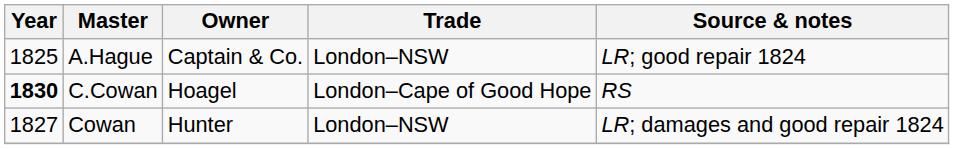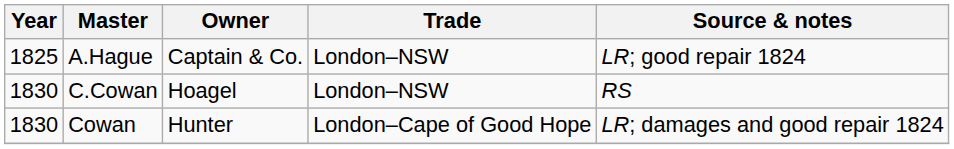(34, 90) bold -> (34, 90) normal
(452, 90) London–Cape of Good Hope -> (381, 90) London–NSW
(34, 125) 1827 -> (34, 125) 1830
(381, 125) London–NSW -> (452, 125) London–Cape of Good Hope
